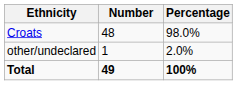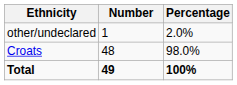rows swapped: (25, 32) <-> (52, 51)
